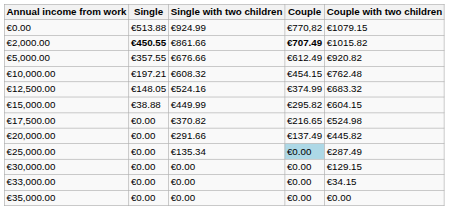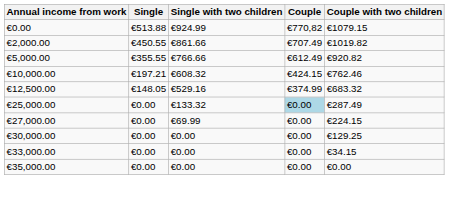(149, 43) bold -> (149, 43) normal
(305, 43) bold -> (305, 43) normal
(347, 43) €1015.82 -> (347, 43) €1019.82
(149, 58) €357.55 -> (149, 58) €355.55
(188, 58) €676.66 -> (188, 58) €766.66
(305, 74) €454.15 -> (305, 74) €424.15
(344, 74) €762.48 -> (344, 74) €762.46
(188, 89) €524.16 -> (188, 89) €529.16
- row: (31, 105)
- row: (31, 120)
- row: (31, 136)
(188, 151) €135.34 -> (188, 105) €133.32
+ row: (31, 120)
(344, 167) €129.15 -> (344, 136) €129.25
